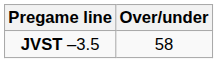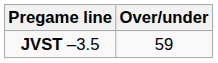(164, 44) 58 -> (164, 44) 59
